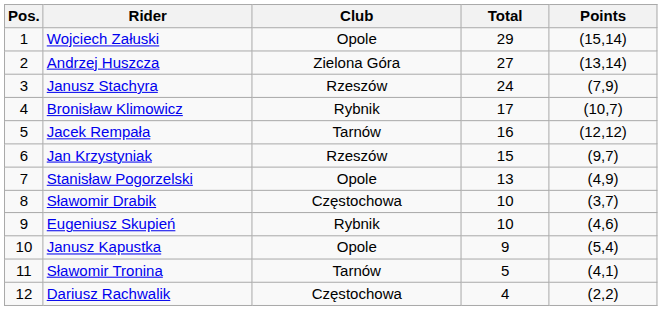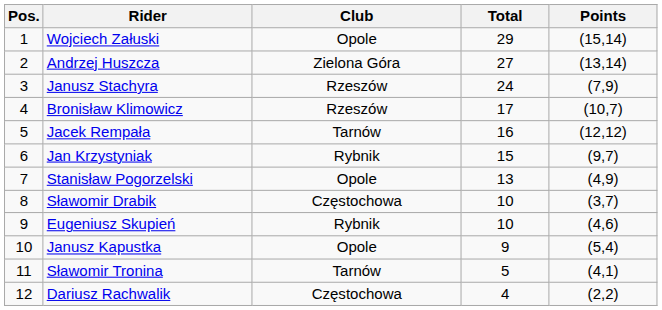(357, 109) Rybnik -> (357, 109) Rzeszów
(357, 155) Rzeszów -> (357, 155) Rybnik
